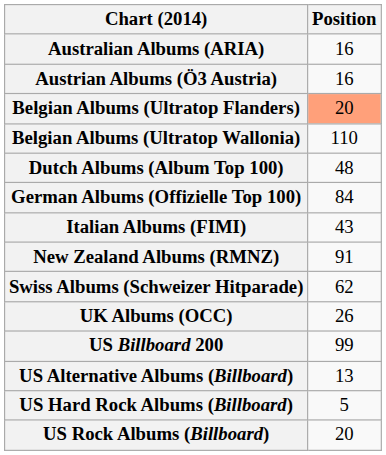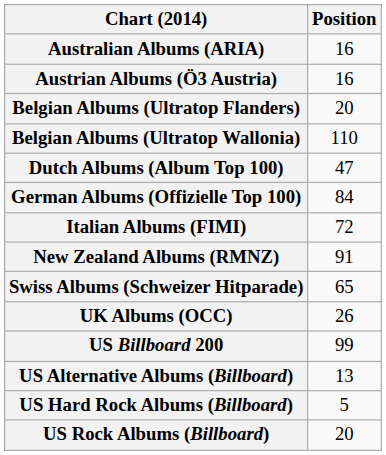(344, 108) lightsalmon background -> (344, 108) no background
(344, 167) 48 -> (344, 167) 47
(344, 227) 43 -> (344, 227) 72
(344, 286) 62 -> (344, 286) 65
